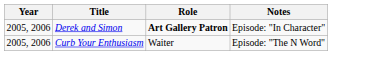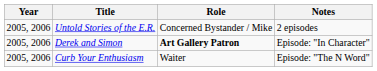+ row: (105, 27)
